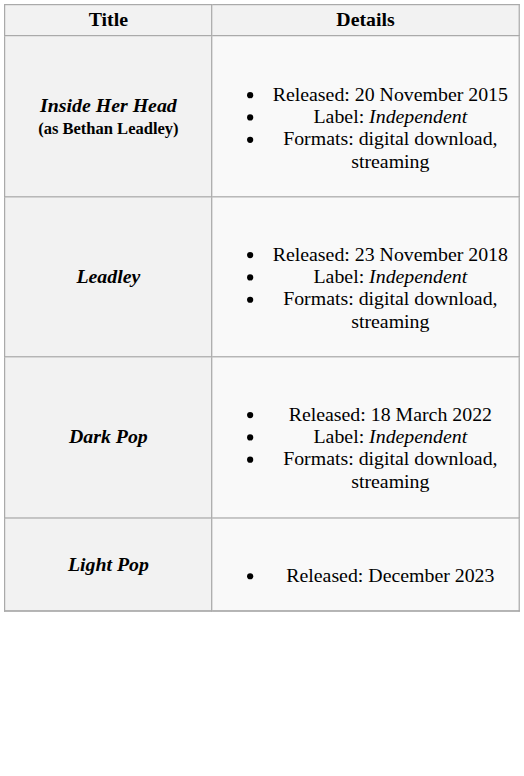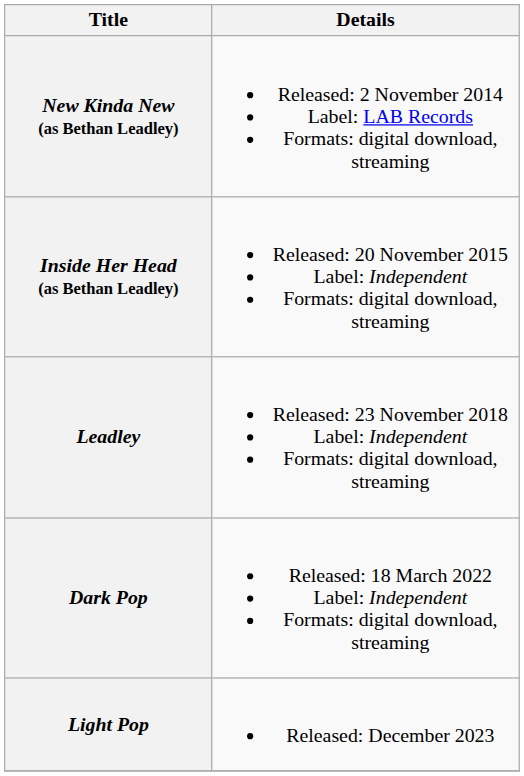+ row: (108, 116)
